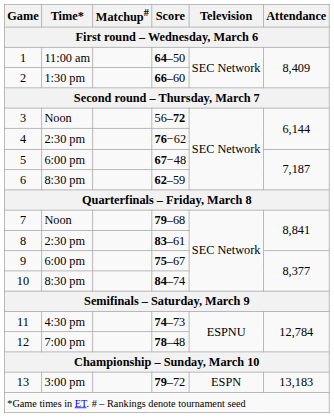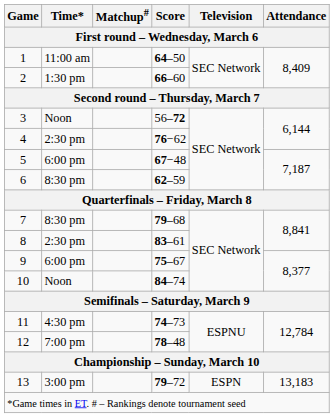(58, 220) Noon -> (65, 220) 8:30 pm
(65, 281) 8:30 pm -> (58, 281) Noon
